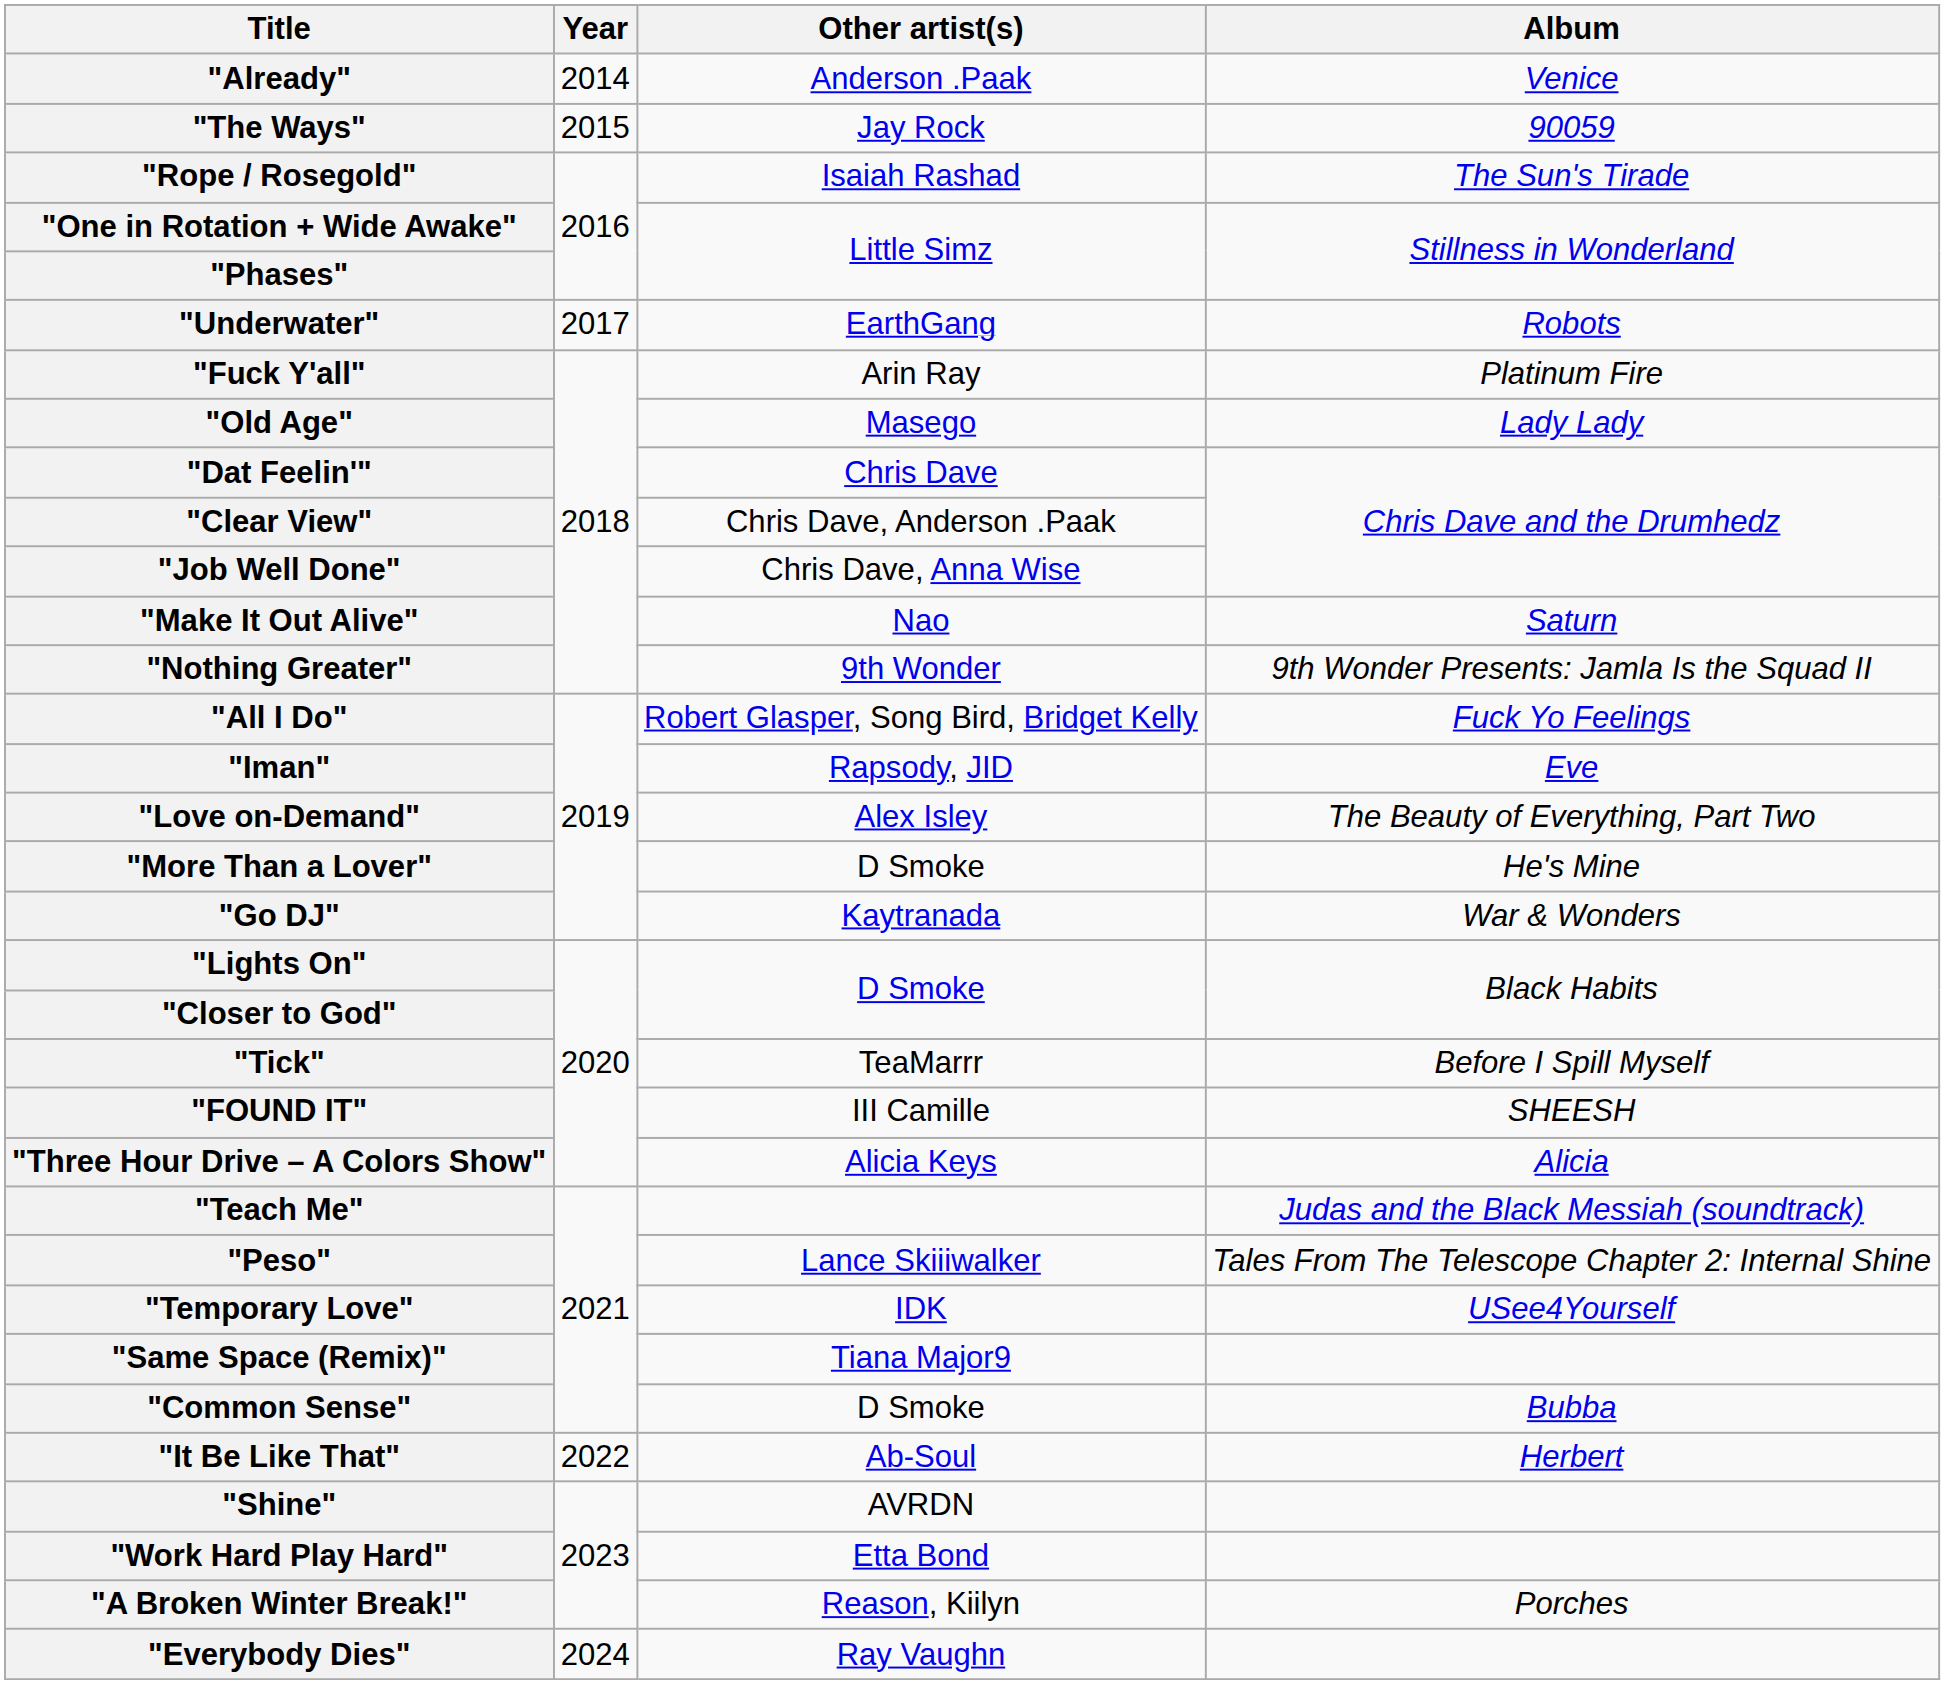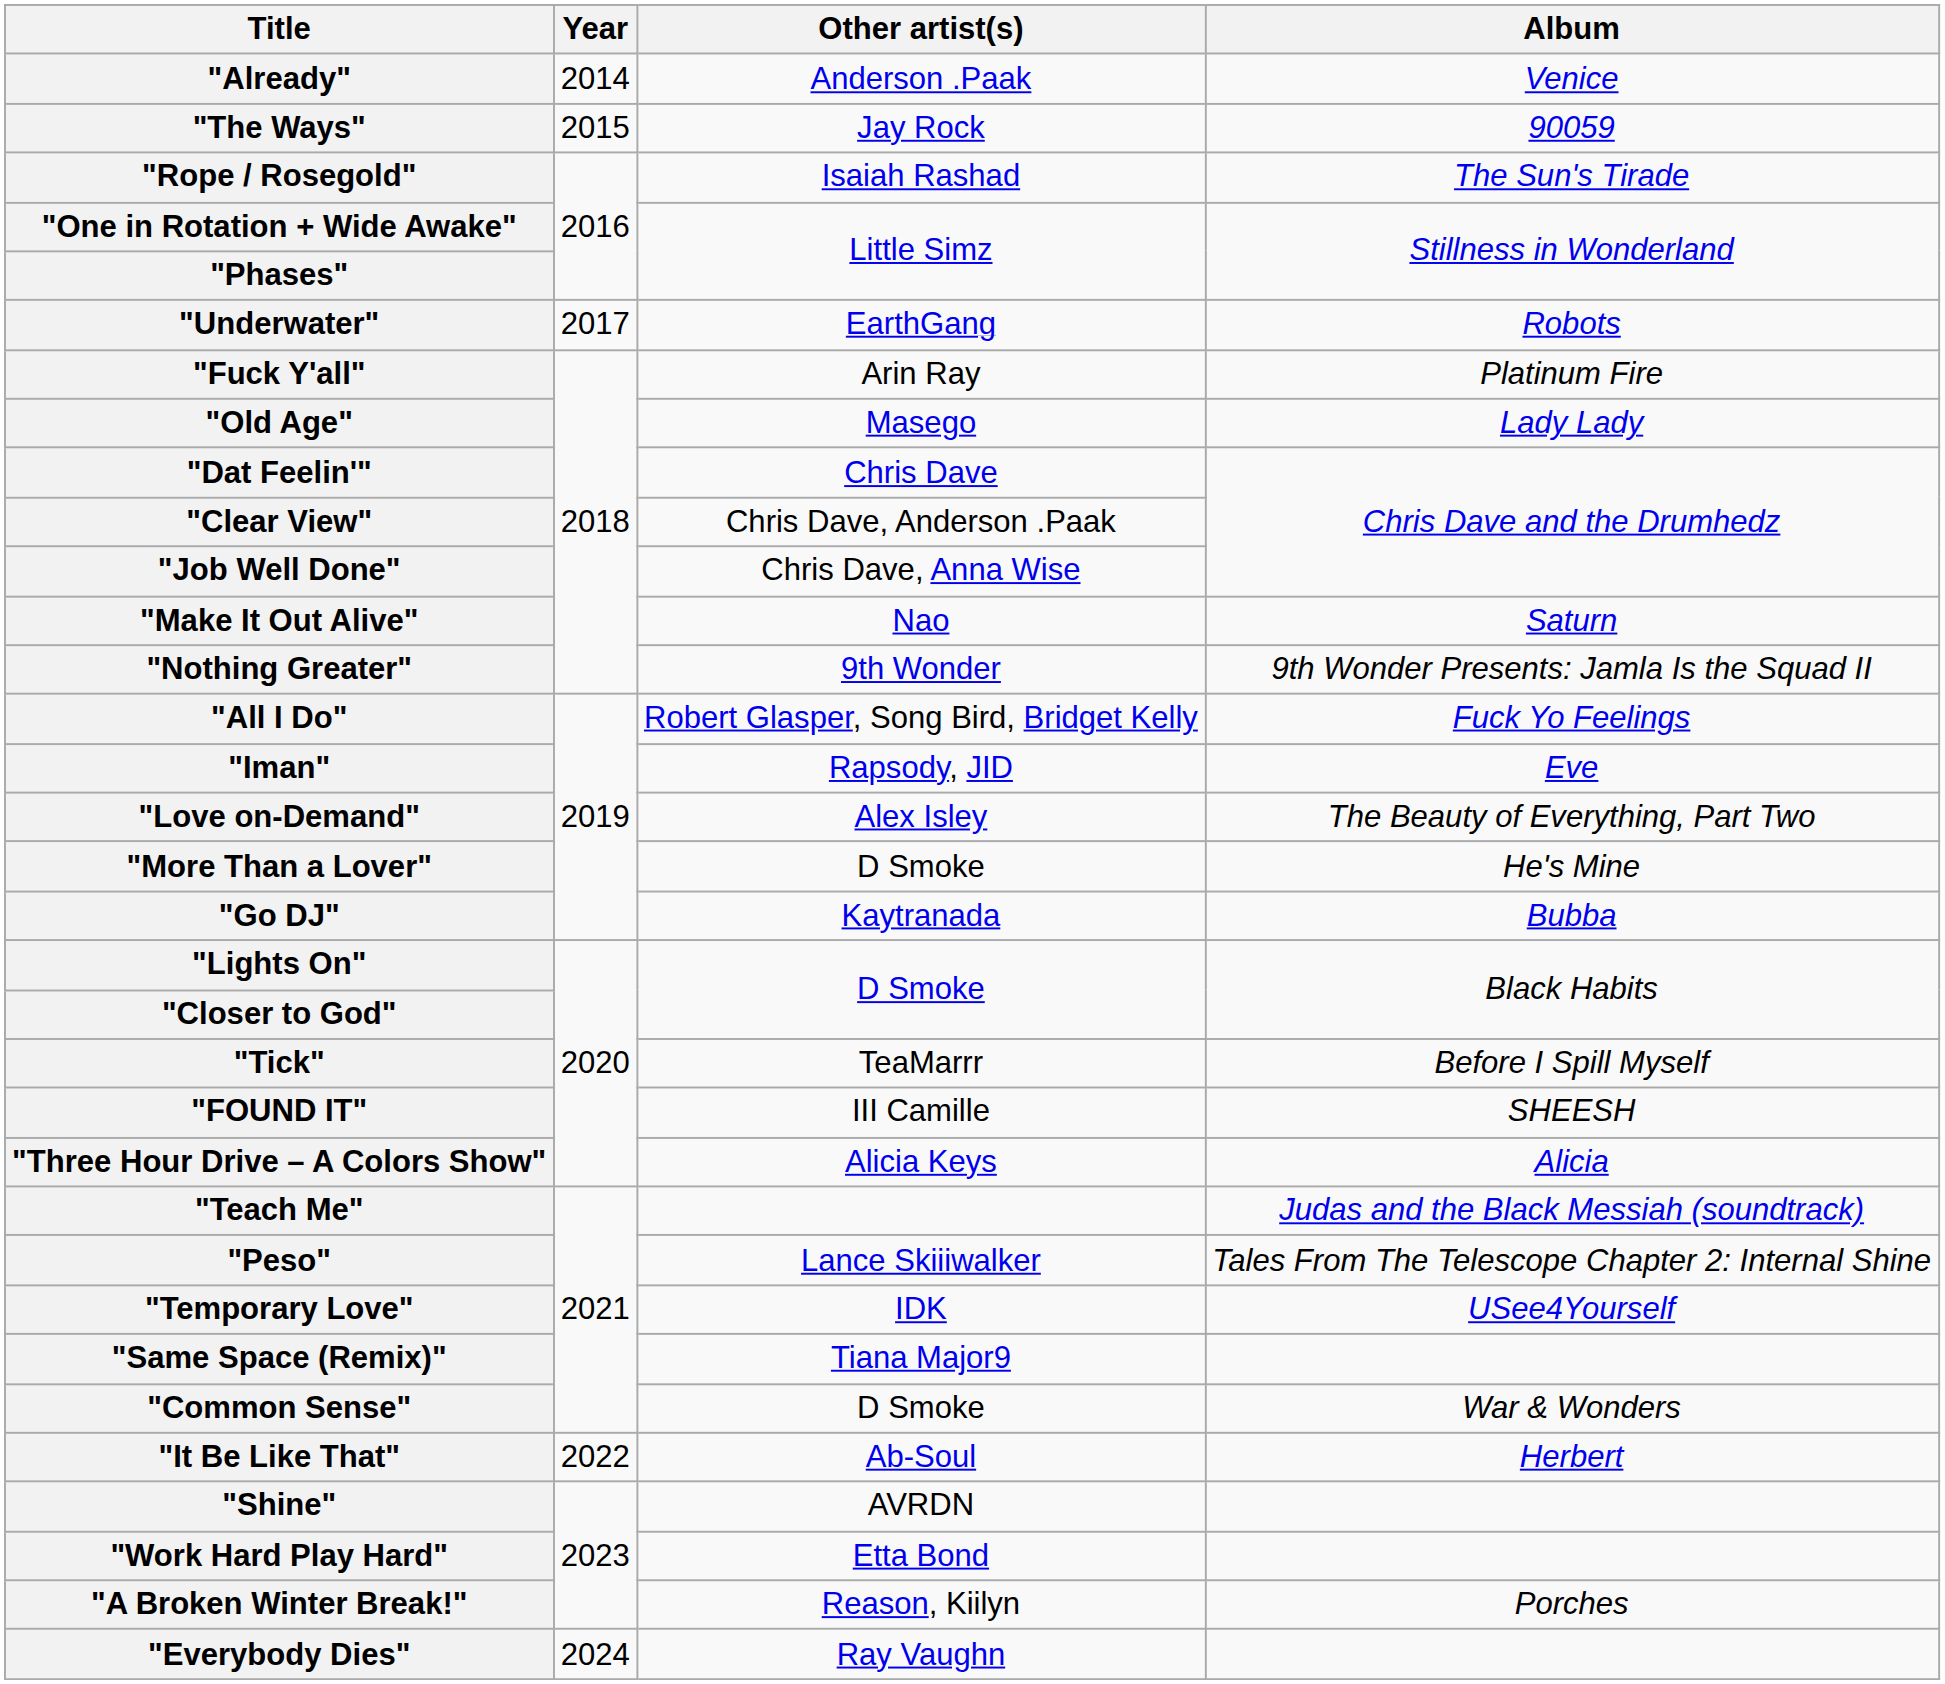(1572, 915) War & Wonders -> (1572, 915) Bubba
(1572, 1407) Bubba -> (1572, 1407) War & Wonders
